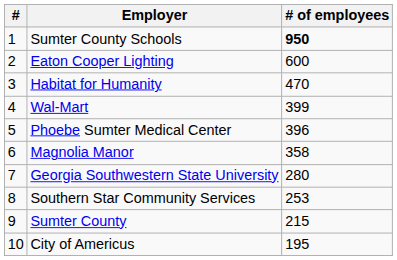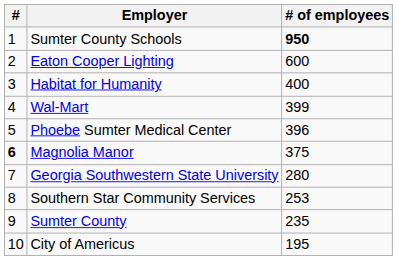(297, 84) 470 -> (297, 84) 400
(12, 152) normal -> (12, 152) bold
(297, 152) 358 -> (297, 152) 375
(297, 221) 215 -> (297, 221) 235
